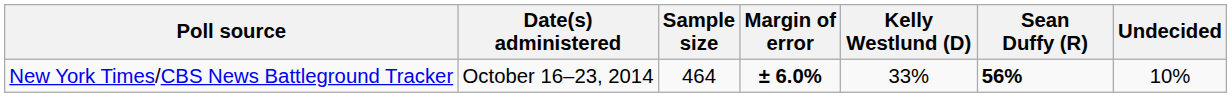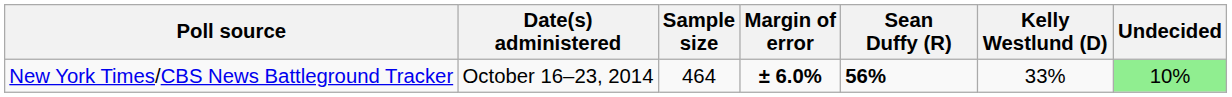columns swapped: (1045, 32) <-> (909, 32)
(1170, 75) no background -> (1170, 75) lightgreen background
